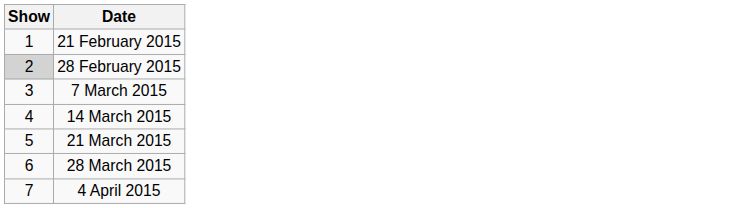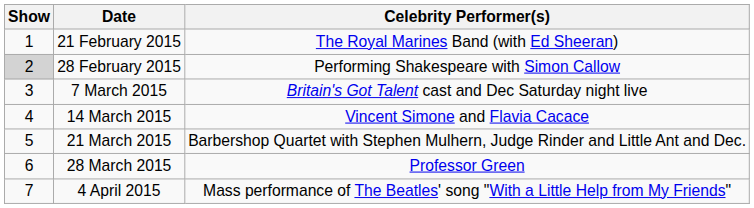+ column: (467, 16)
